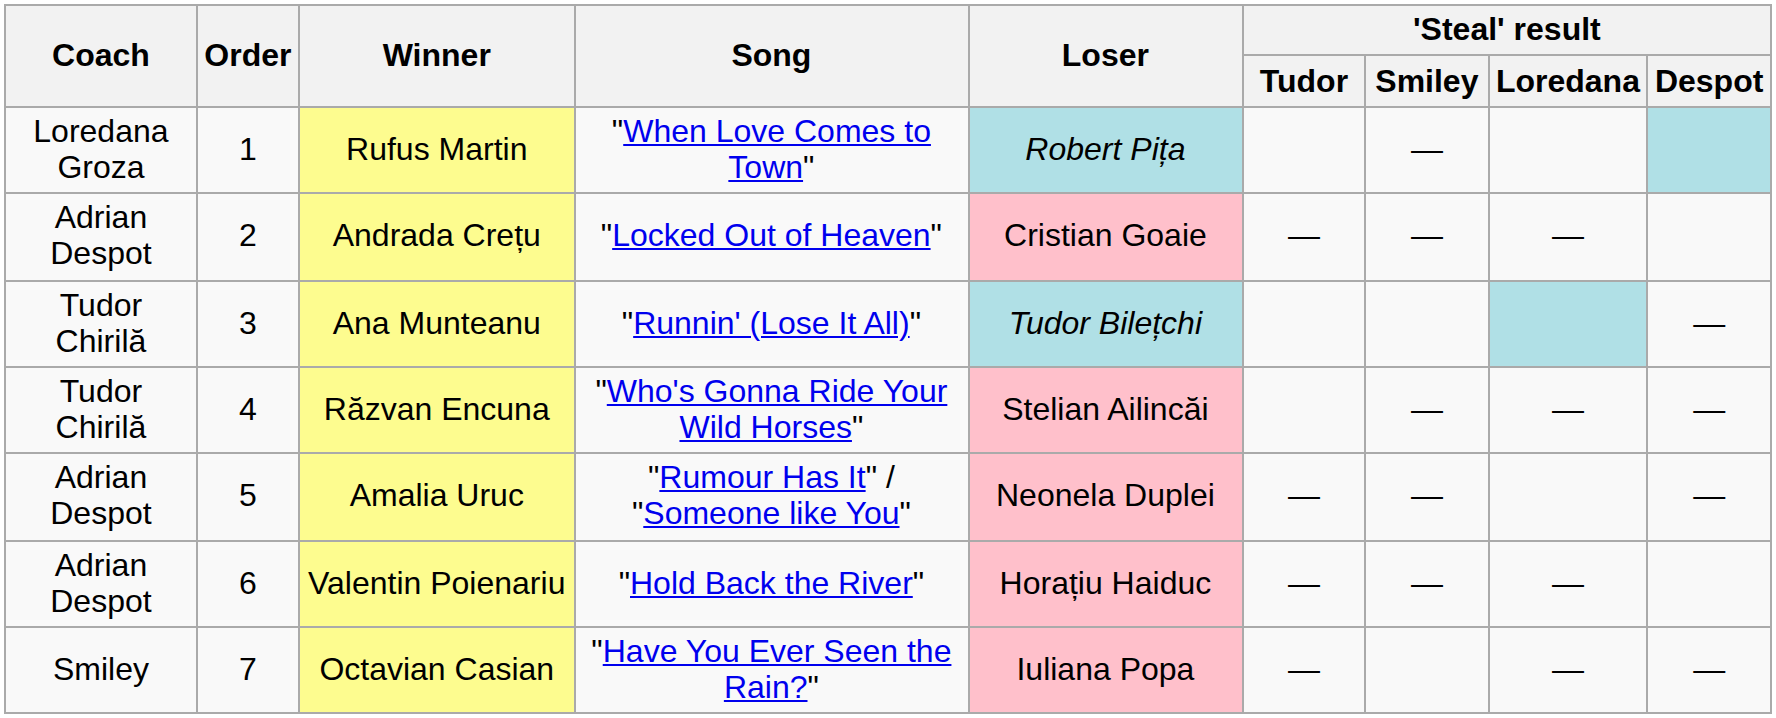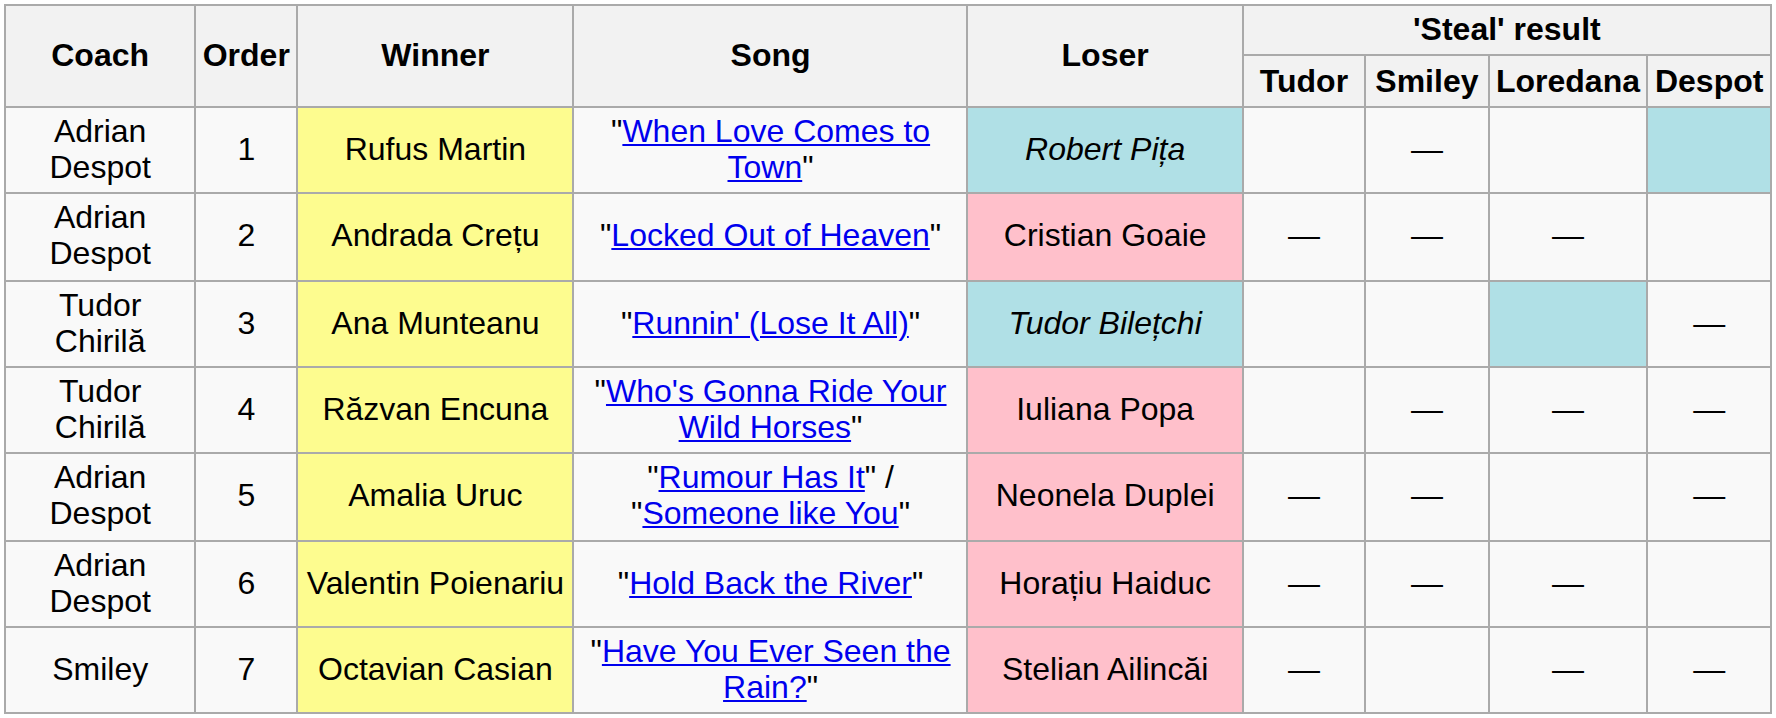(101, 149) Loredana Groza -> (100, 149) Adrian Despot
(1105, 409) Stelian Ailincăi -> (1105, 409) Iuliana Popa
(1105, 669) Iuliana Popa -> (1105, 669) Stelian Ailincăi
